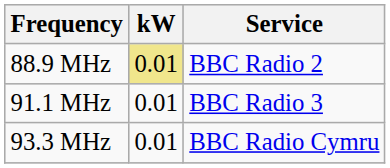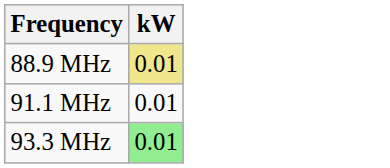- column: (284, 24)
(156, 142) no background -> (156, 142) lightgreen background
